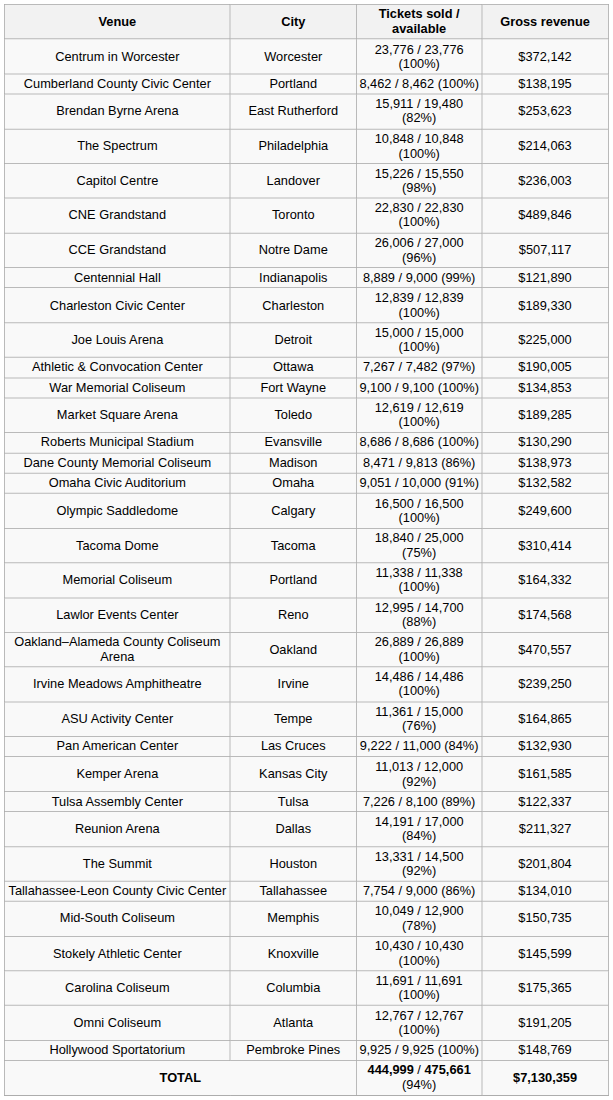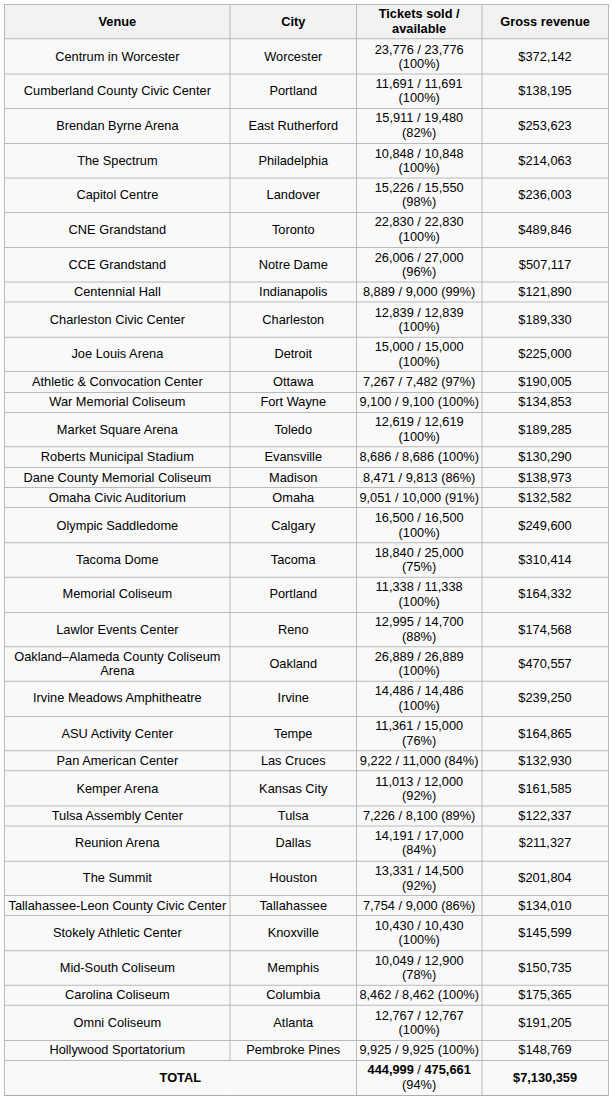(419, 84) 8,462 / 8,462 (100%) -> (419, 91) 11,691 / 11,691 (100%)
rows swapped: (117, 918) <-> (117, 953)
(419, 988) 11,691 / 11,691 (100%) -> (419, 995) 8,462 / 8,462 (100%)
